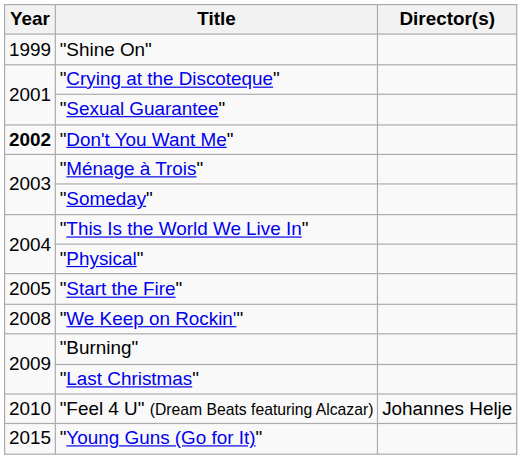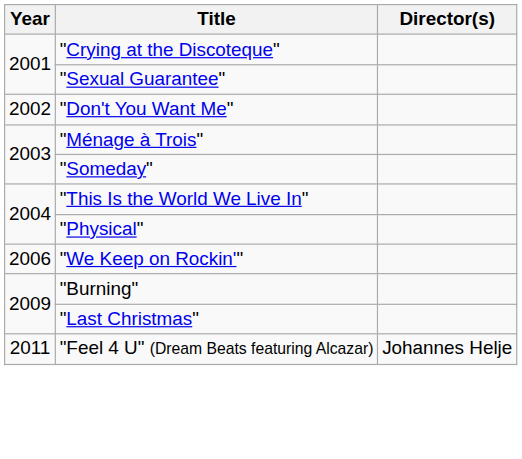- row: (106, 49)
(30, 139) bold -> (30, 109) normal
- row: (121, 288)
(30, 318) 2008 -> (30, 259) 2006
(30, 408) 2010 -> (30, 348) 2011
- row: (161, 438)
